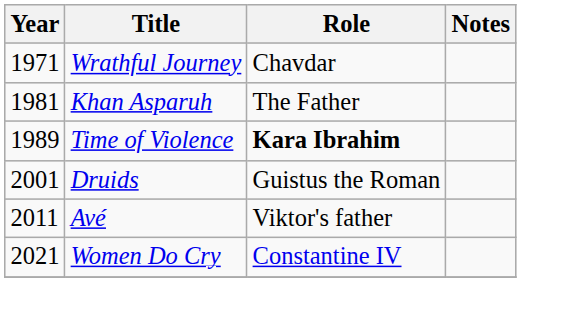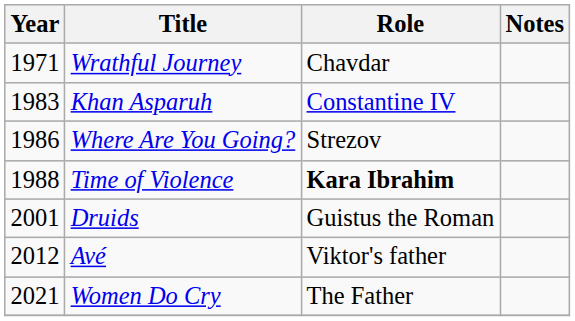(35, 101) 1981 -> (35, 101) 1983
(306, 101) The Father -> (381, 101) Constantine IV
+ row: (183, 140)
(35, 140) 1989 -> (35, 179) 1988
(34, 218) 2011 -> (35, 256) 2012
(327, 256) Constantine IV -> (360, 295) The Father
